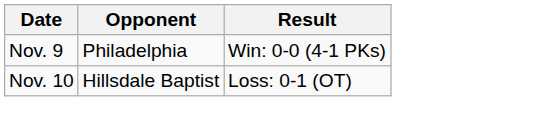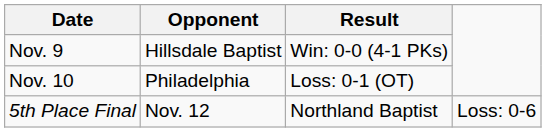(135, 50) Philadelphia -> (213, 50) Hillsdale Baptist
(151, 80) Hillsdale Baptist -> (197, 80) Philadelphia
+ row: (73, 111)
